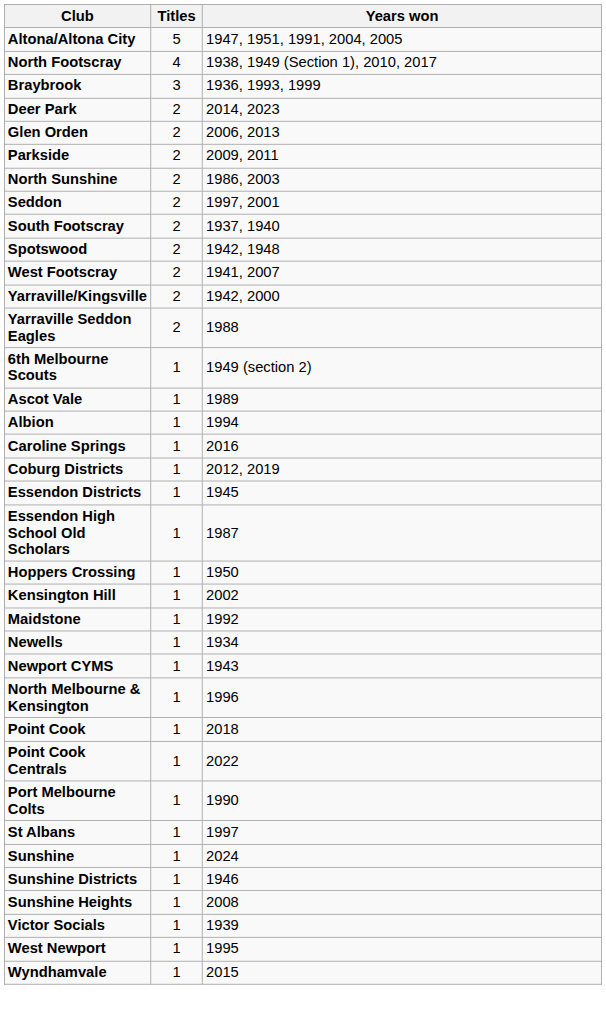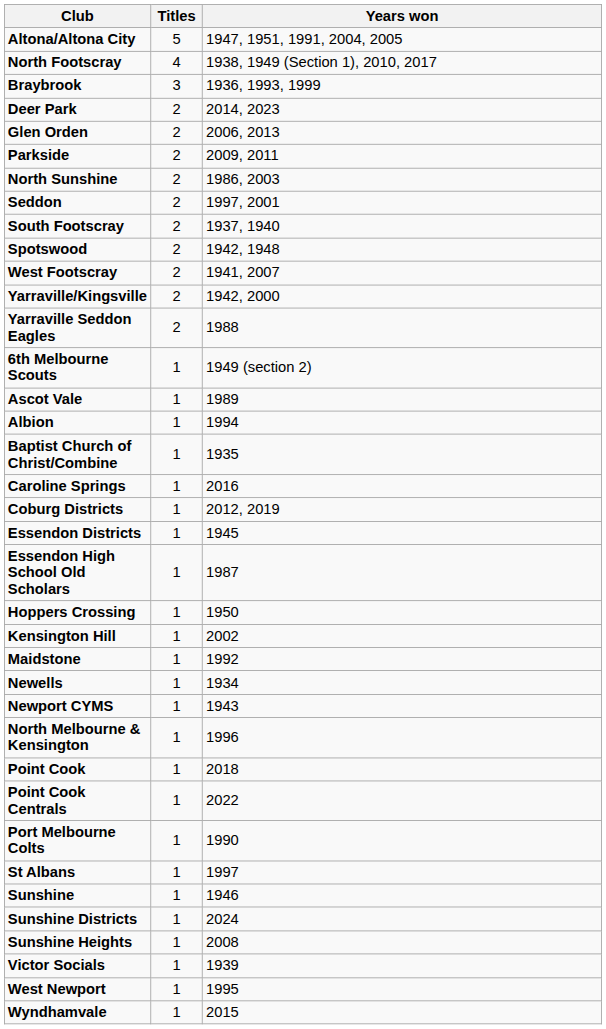+ row: (70, 454)
(222, 855) 2024 -> (222, 895) 1946
(222, 879) 1946 -> (222, 919) 2024
